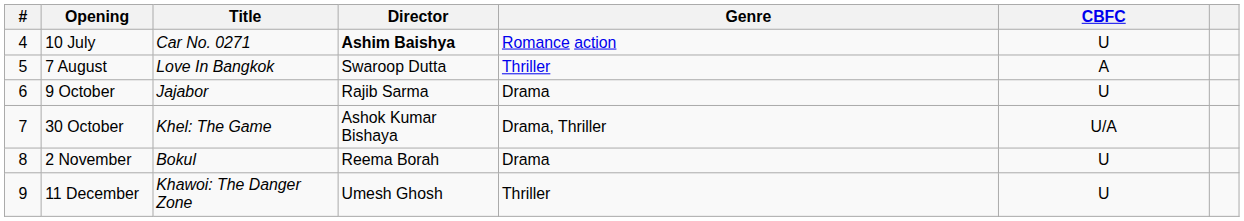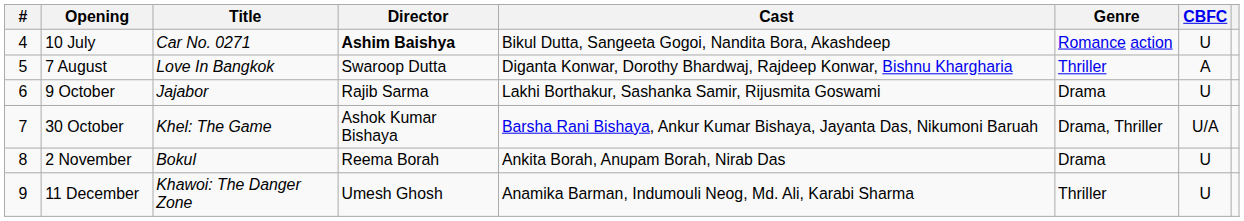+ column: (776, 17)
